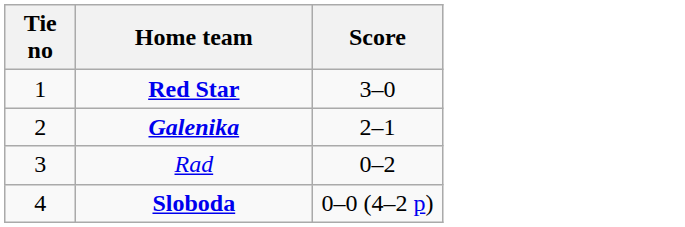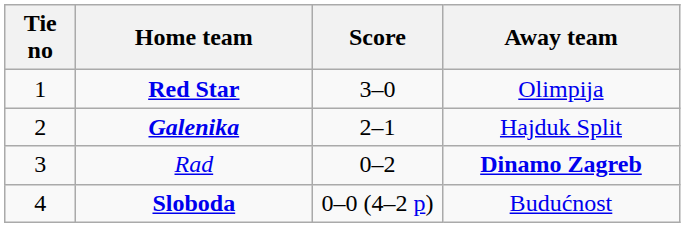+ column: (561, 37)
